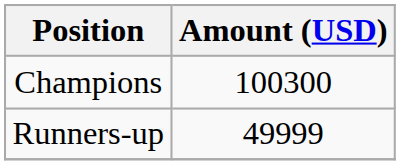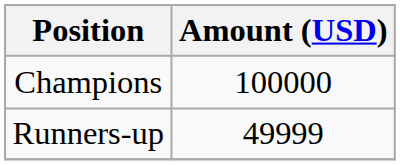(283, 81) 100300 -> (283, 81) 100000
